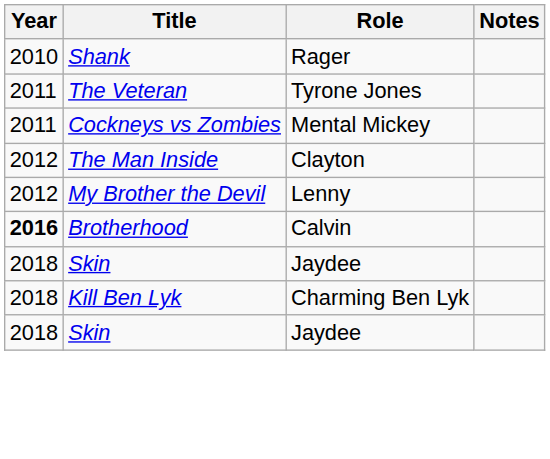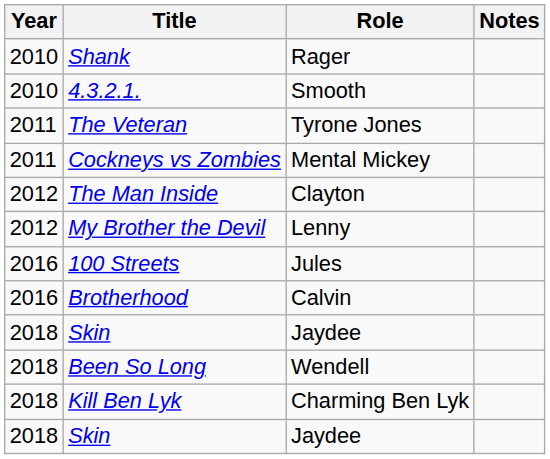+ row: (104, 90)
+ row: (124, 263)
(34, 228) bold -> (34, 297) normal
+ row: (137, 366)
